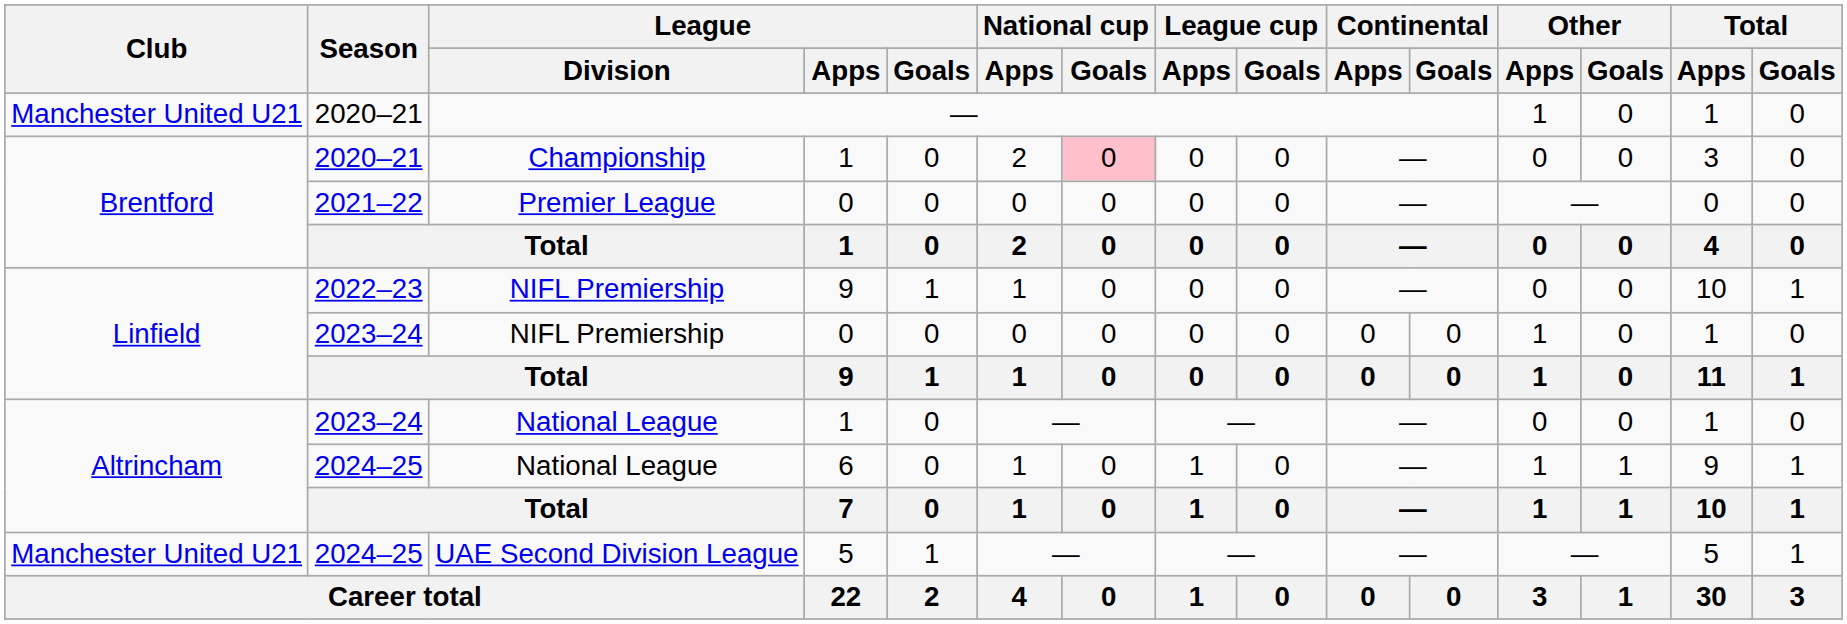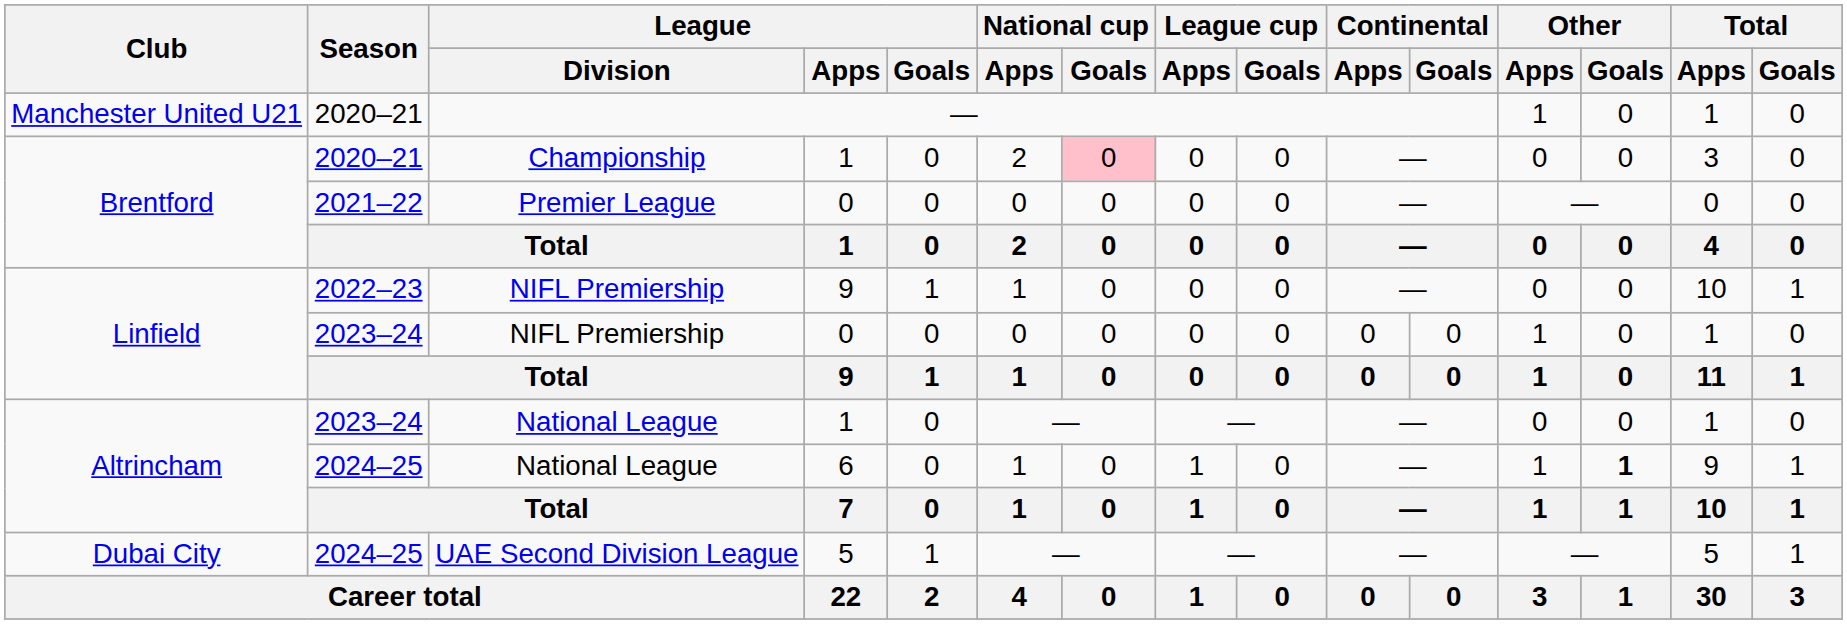(1625, 465) normal -> (1625, 465) bold
(157, 553) Manchester United U21 -> (157, 553) Dubai City
